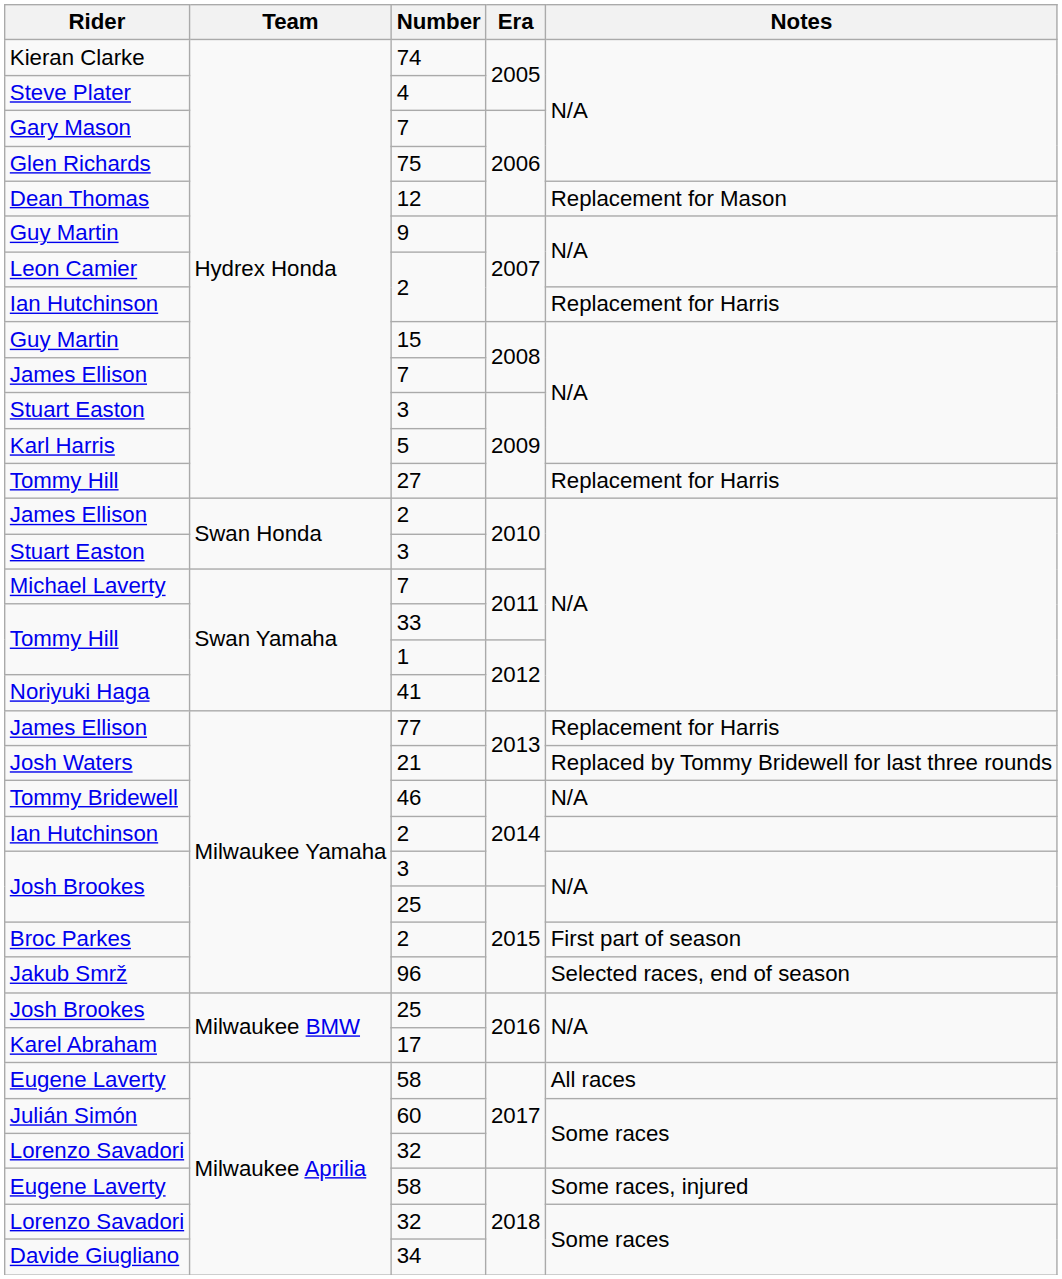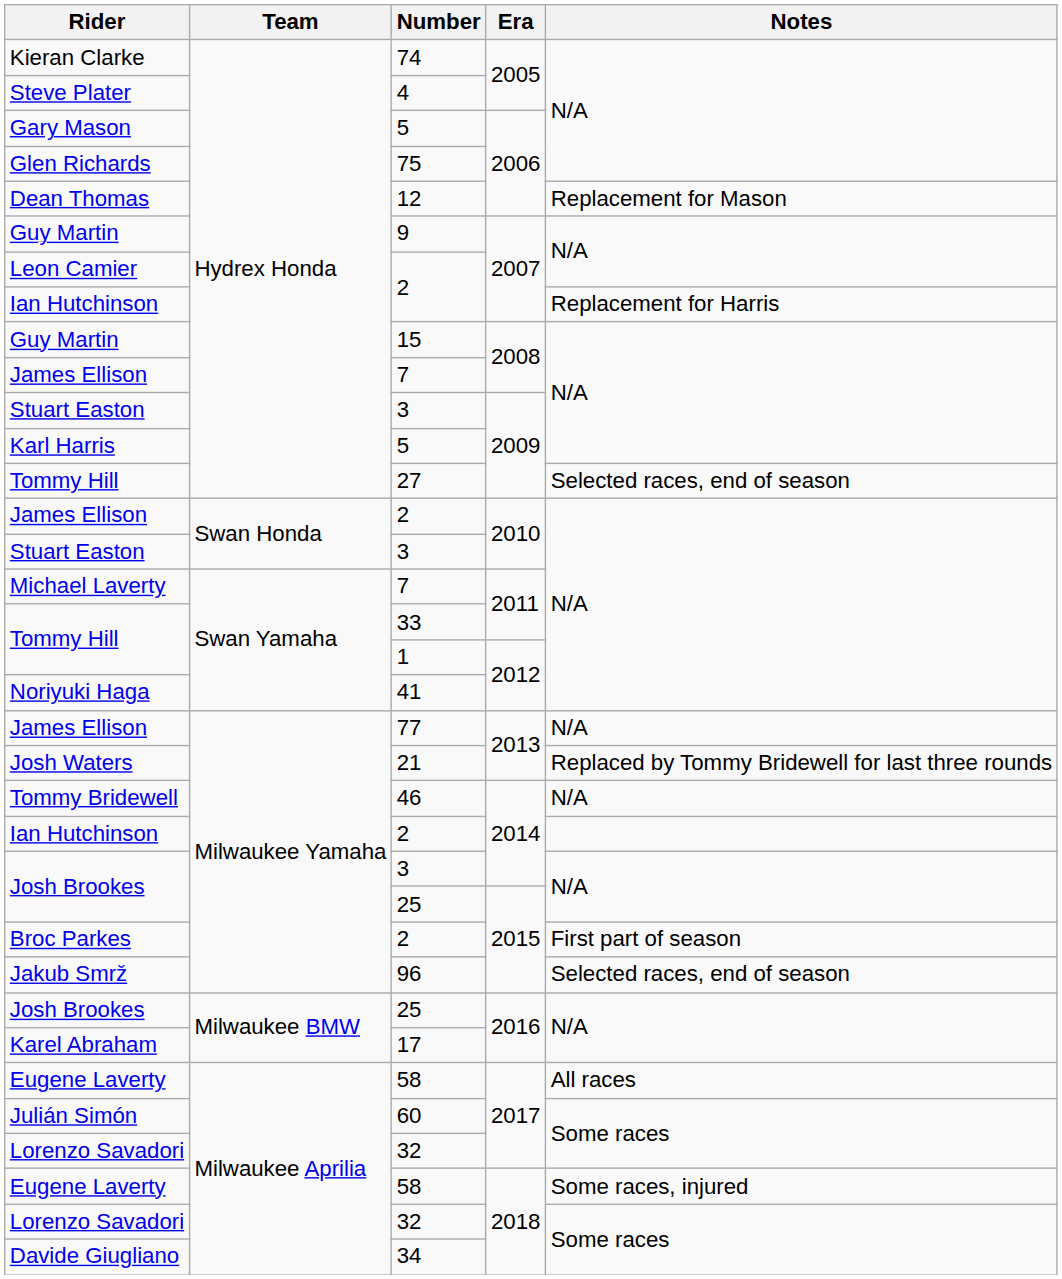(403, 127) 7 -> (403, 127) 5
(665, 480) Replacement for Harris -> (700, 480) Selected races, end of season
(665, 727) Replacement for Harris -> (569, 727) N/A
